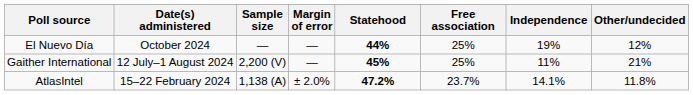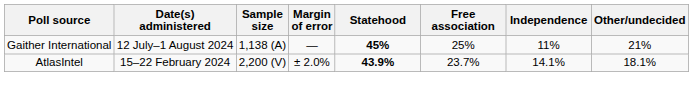- row: (59, 45)
(262, 63) 2,200 (V) -> (262, 45) 1,138 (A)
(262, 81) 1,138 (A) -> (262, 63) 2,200 (V)
(378, 81) 47.2% -> (378, 63) 43.9%
(640, 81) 11.8% -> (640, 63) 18.1%
